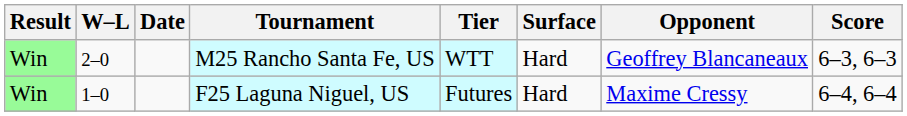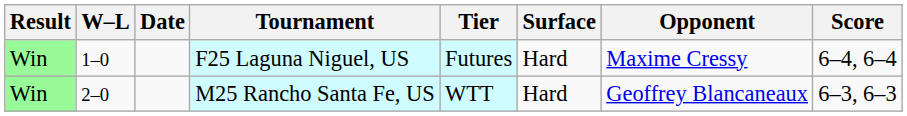rows swapped: (302, 93) <-> (315, 57)
